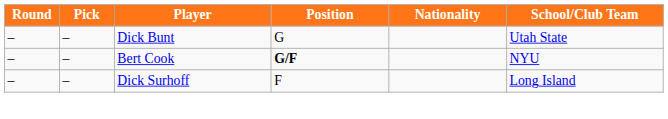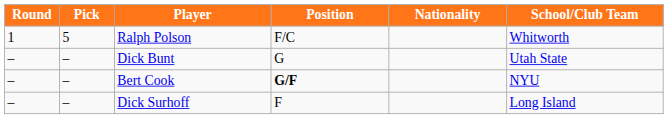+ row: (154, 37)
